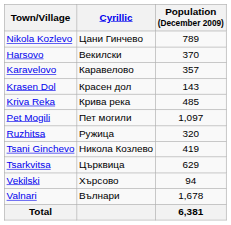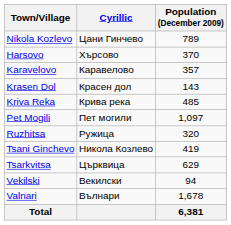(100, 54) Векилски -> (99, 54) Хърсово
(99, 180) Хърсово -> (100, 180) Векилски
